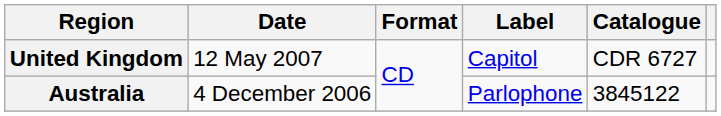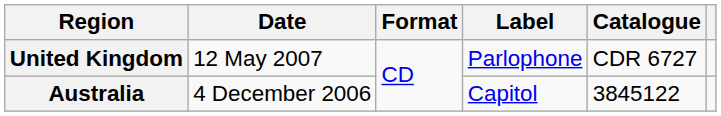(503, 57) Capitol -> (525, 57) Parlophone
(525, 93) Parlophone -> (503, 93) Capitol
